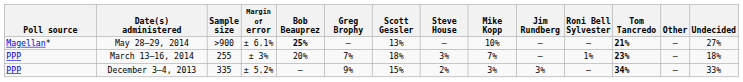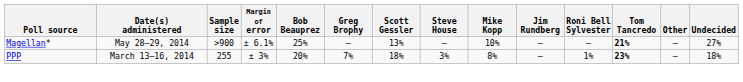(300, 43) bold -> (300, 43) normal
(492, 57) 7% -> (492, 57) 8%
- row: (152, 70)
